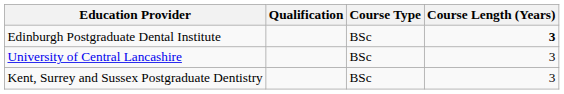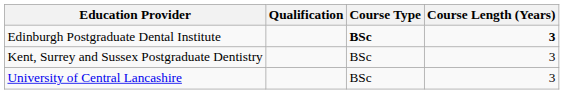(361, 36) normal -> (361, 36) bold
rows swapped: (135, 78) <-> (95, 57)
